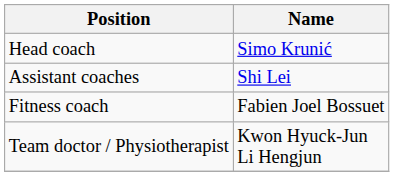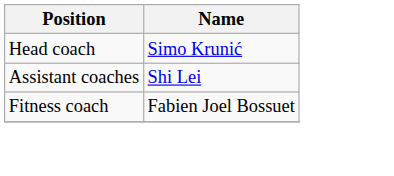- row: (119, 146)
